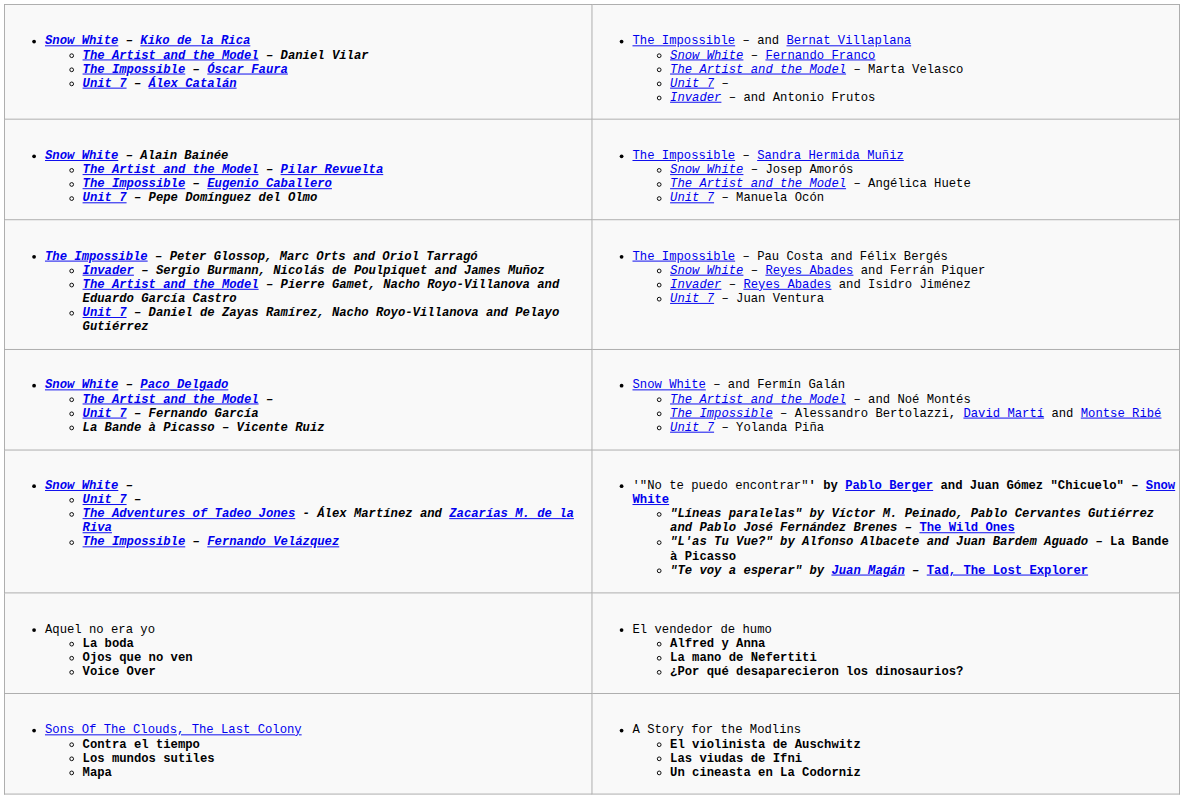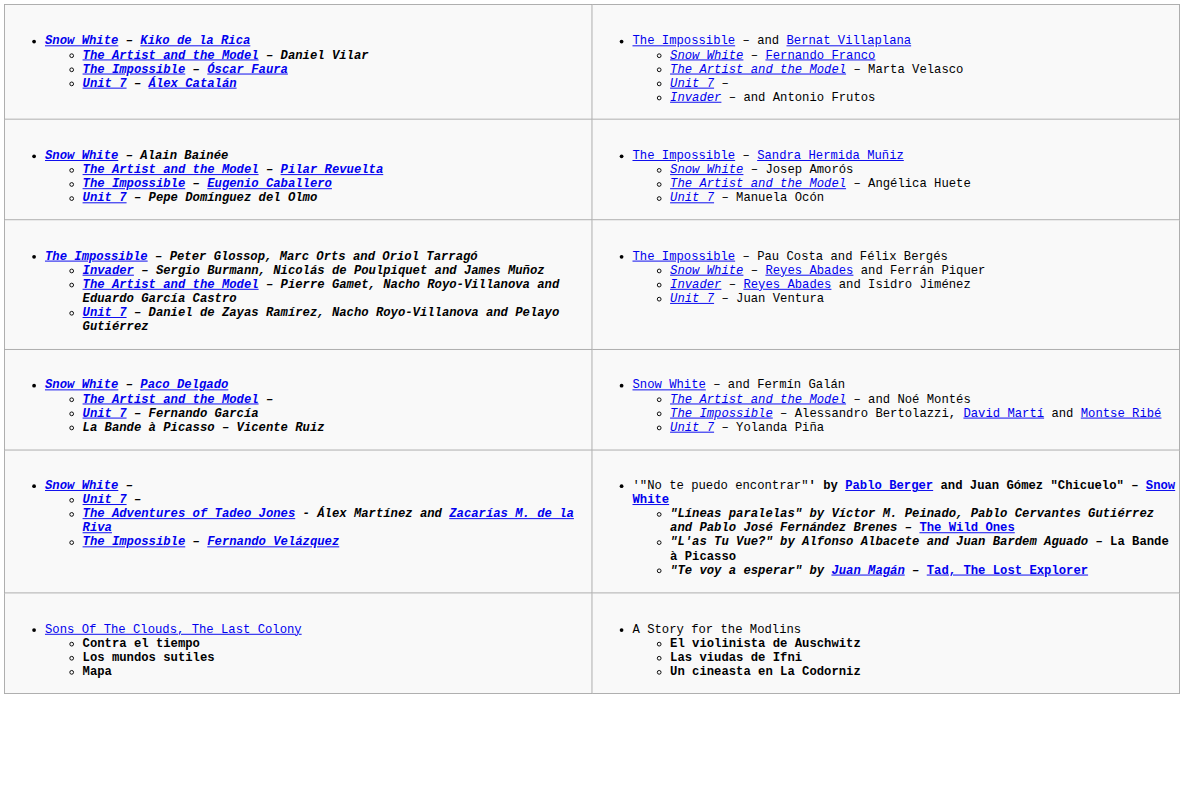- row: (298, 650)
